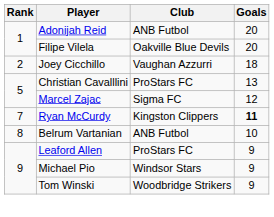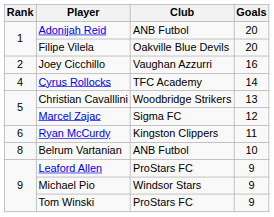(251, 64) 18 -> (251, 64) 16
+ row: (75, 82)
(163, 82) ProStars FC -> (182, 99) Woodbridge Strikers
(20, 116) 7 -> (20, 133) 6
(251, 116) bold -> (251, 133) normal
(182, 185) Woodbridge Strikers -> (163, 202) ProStars FC
